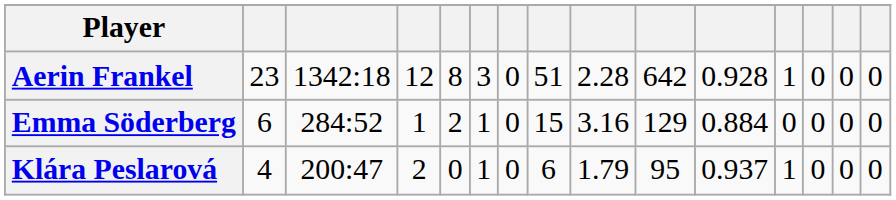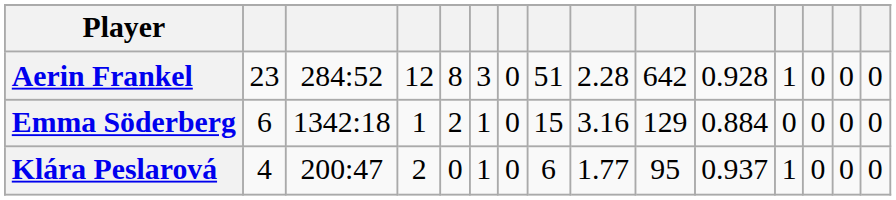(342, 75) 1342:18 -> (342, 75) 284:52
(342, 122) 284:52 -> (342, 122) 1342:18
(603, 169) 1.79 -> (603, 169) 1.77
